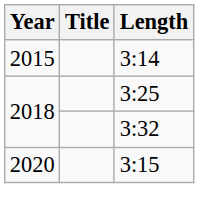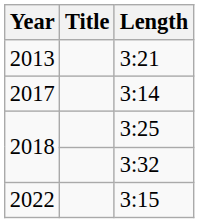+ row: (140, 57)
(32, 57) 2015 -> (32, 93) 2017
(32, 164) 2020 -> (32, 199) 2022
